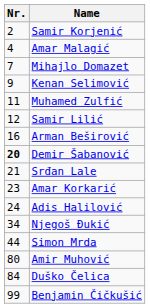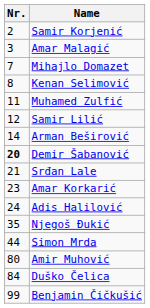(10, 48) 4 -> (10, 48) 3
(10, 84) 9 -> (10, 84) 8
(13, 136) 16 -> (13, 136) 14
(13, 224) 34 -> (13, 224) 35
